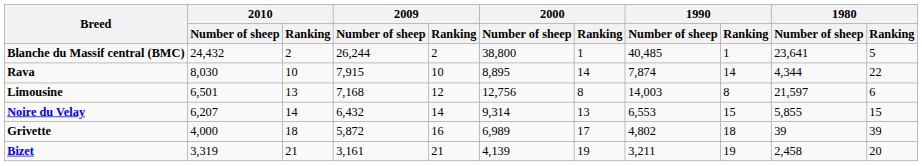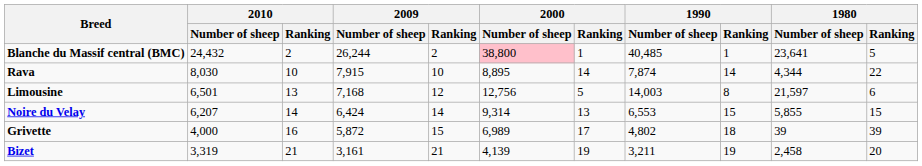(499, 53) no background -> (499, 53) pink background
(580, 92) 8 -> (580, 92) 5
(350, 111) 6,432 -> (350, 111) 6,424
(291, 131) 18 -> (291, 131) 16
(437, 131) 16 -> (437, 131) 15
